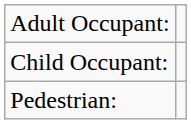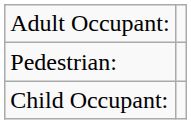rows swapped: (89, 61) <-> (64, 99)
